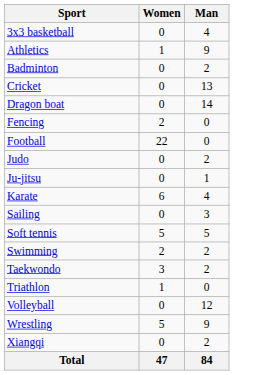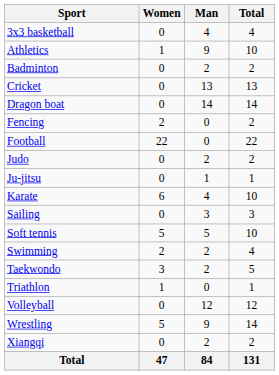+ column: (252, 13)
